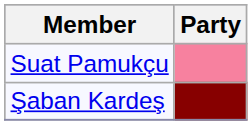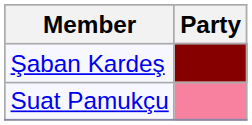rows swapped: (90, 63) <-> (88, 101)
